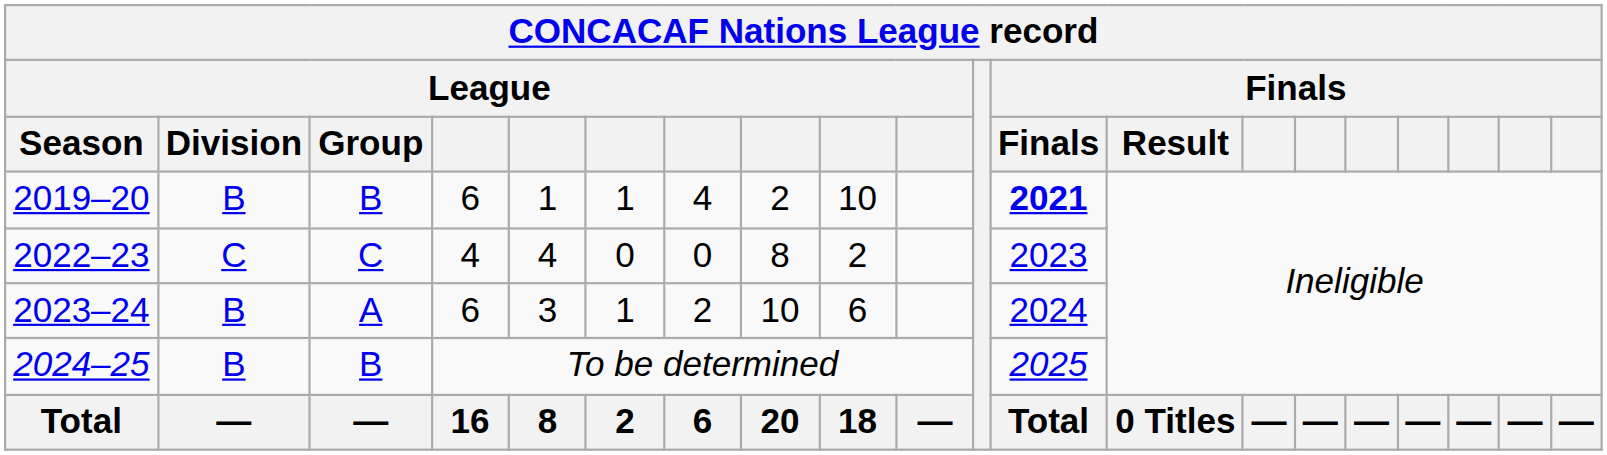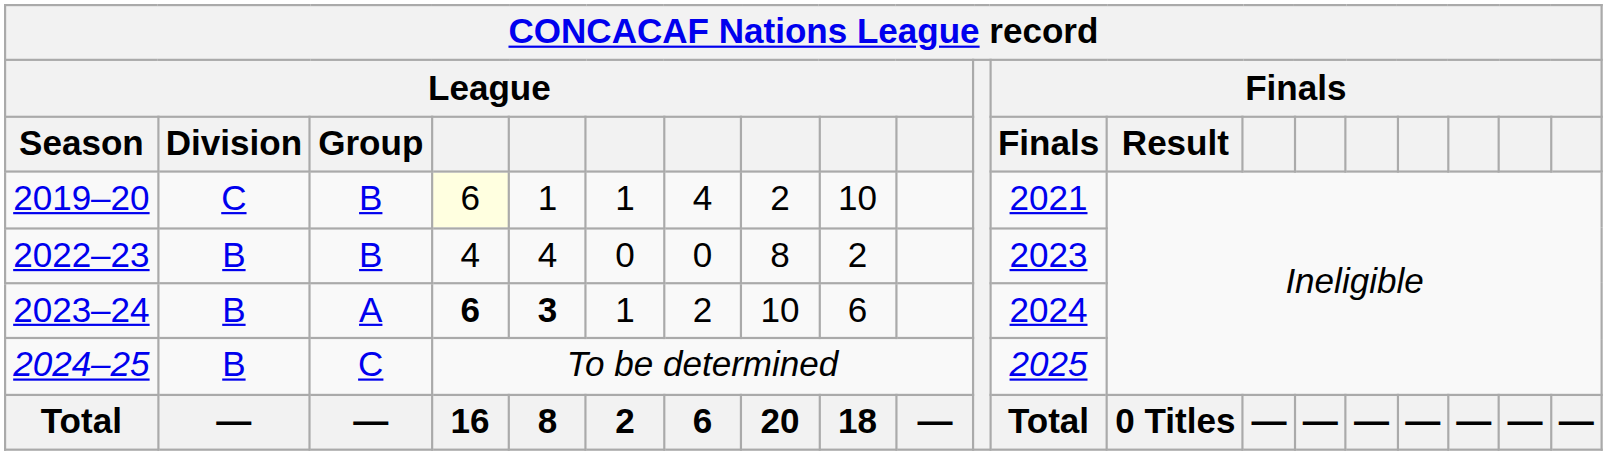(234, 198) B -> (234, 198) C
(470, 198) no background -> (470, 198) lightyellow background
(1049, 198) bold -> (1049, 198) normal
(234, 254) C -> (234, 254) B
(371, 254) C -> (371, 254) B
(470, 310) normal -> (470, 310) bold
(548, 310) normal -> (548, 310) bold
(371, 365) B -> (371, 365) C
